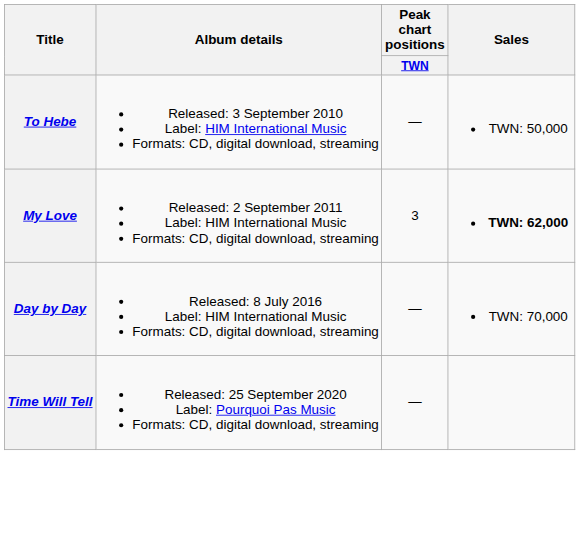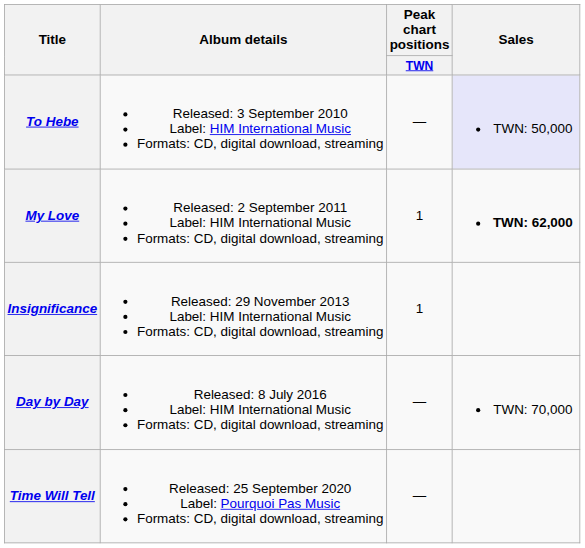(511, 129) no background -> (516, 129) lavender background
(415, 215) 3 -> (419, 215) 1
+ row: (52, 309)
